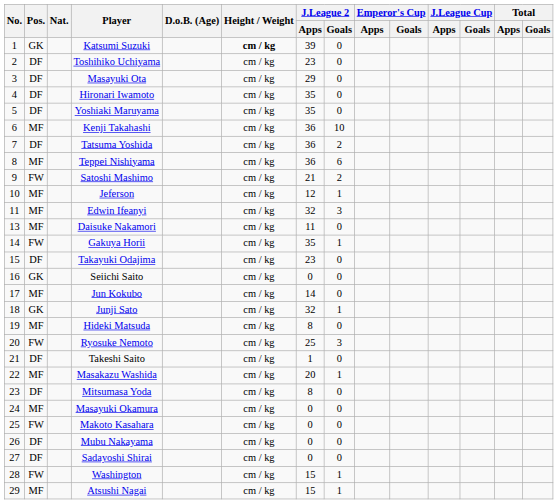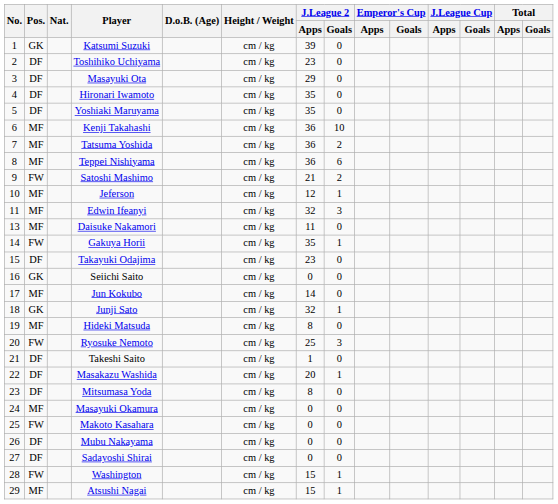(259, 45) bold -> (259, 45) normal
(36, 144) DF -> (36, 144) MF
(36, 375) MF -> (36, 375) DF
